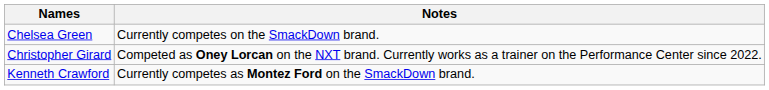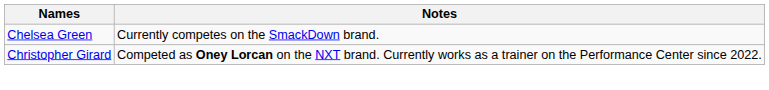- row: (58, 74)
